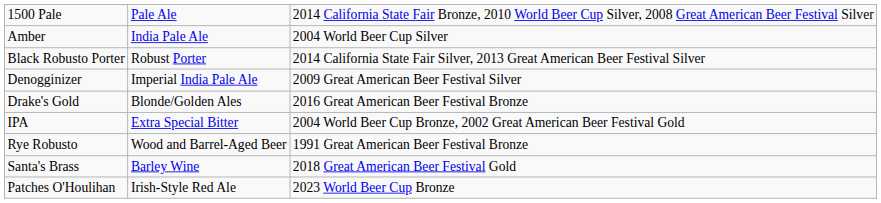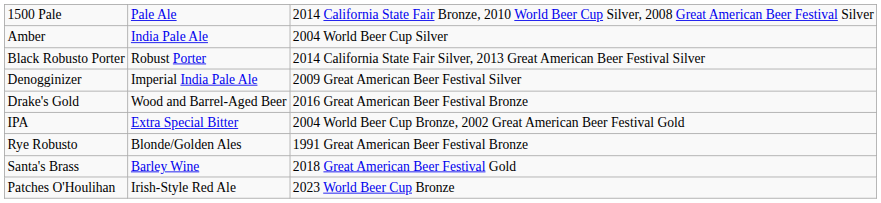(186, 101) Blonde/Golden Ales -> (209, 101) Wood and Barrel-Aged Beer
(209, 144) Wood and Barrel-Aged Beer -> (186, 144) Blonde/Golden Ales
